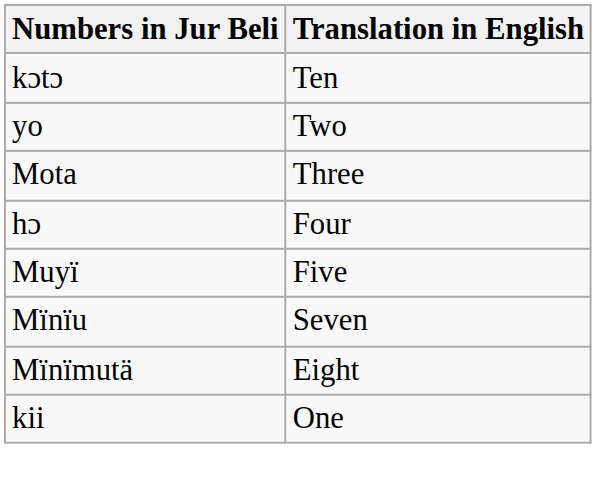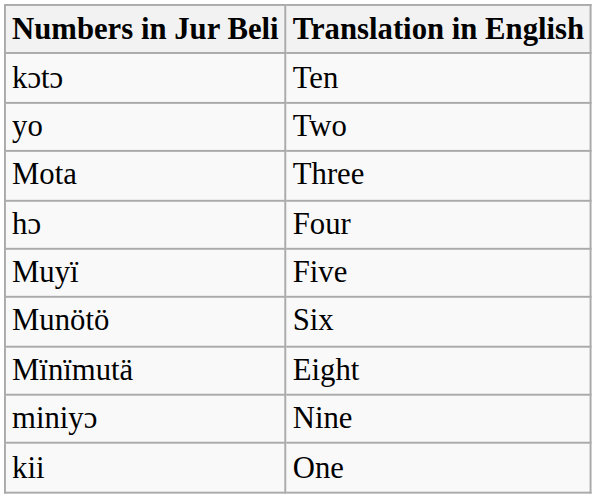+ row: (61, 321)
- row: (50, 321)
+ row: (55, 418)
